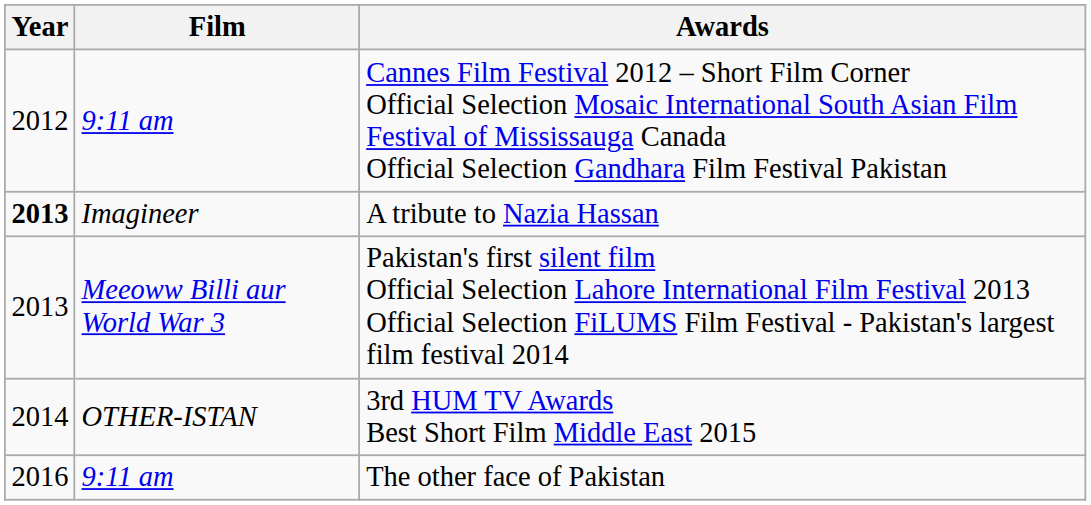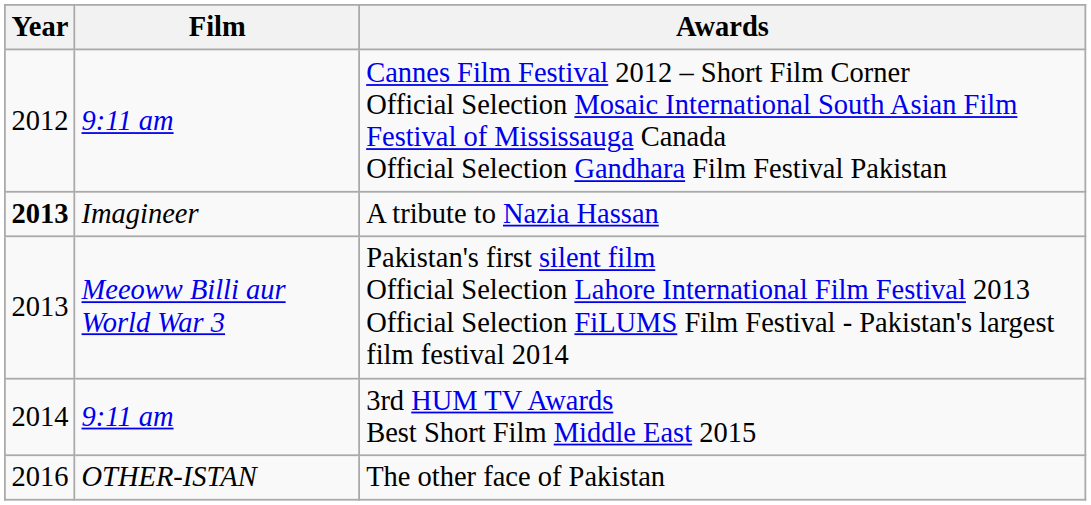(169, 416) OTHER-ISTAN -> (128, 416) 9:11 am
(128, 477) 9:11 am -> (169, 477) OTHER-ISTAN
